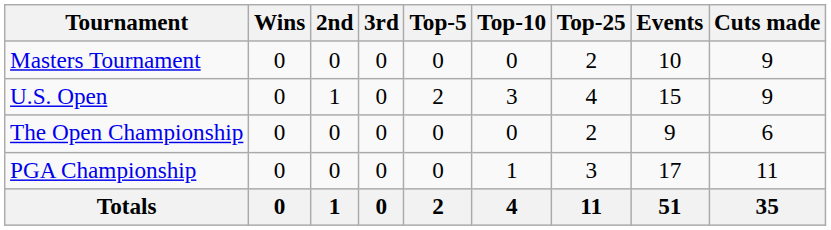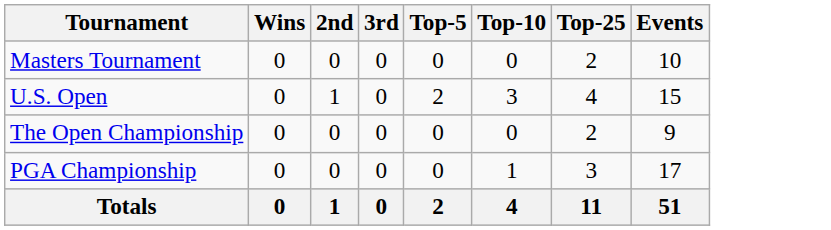- column: (767, 22)
